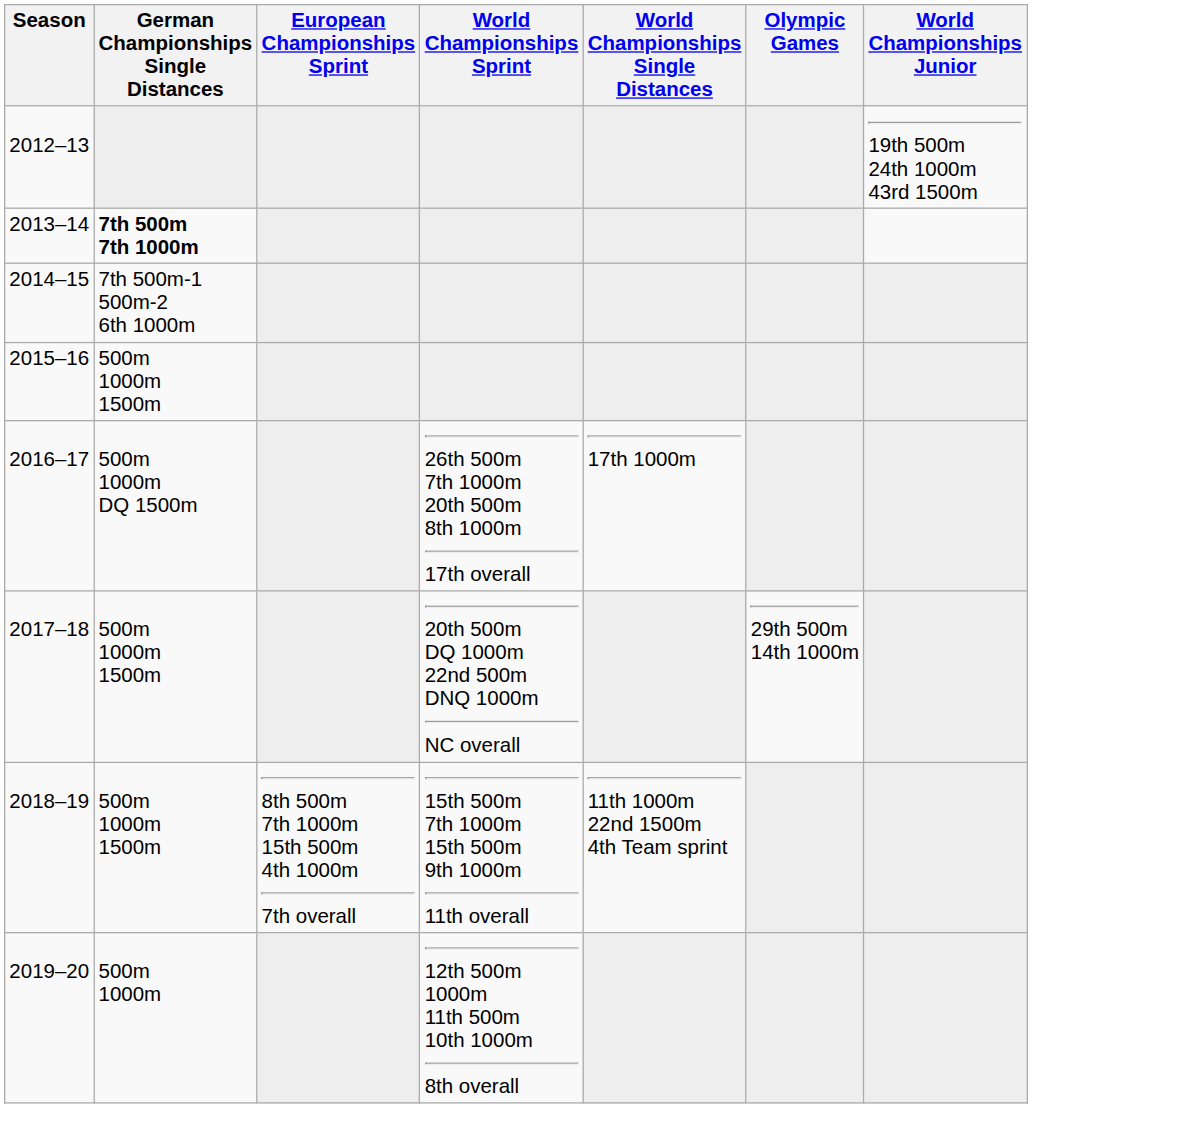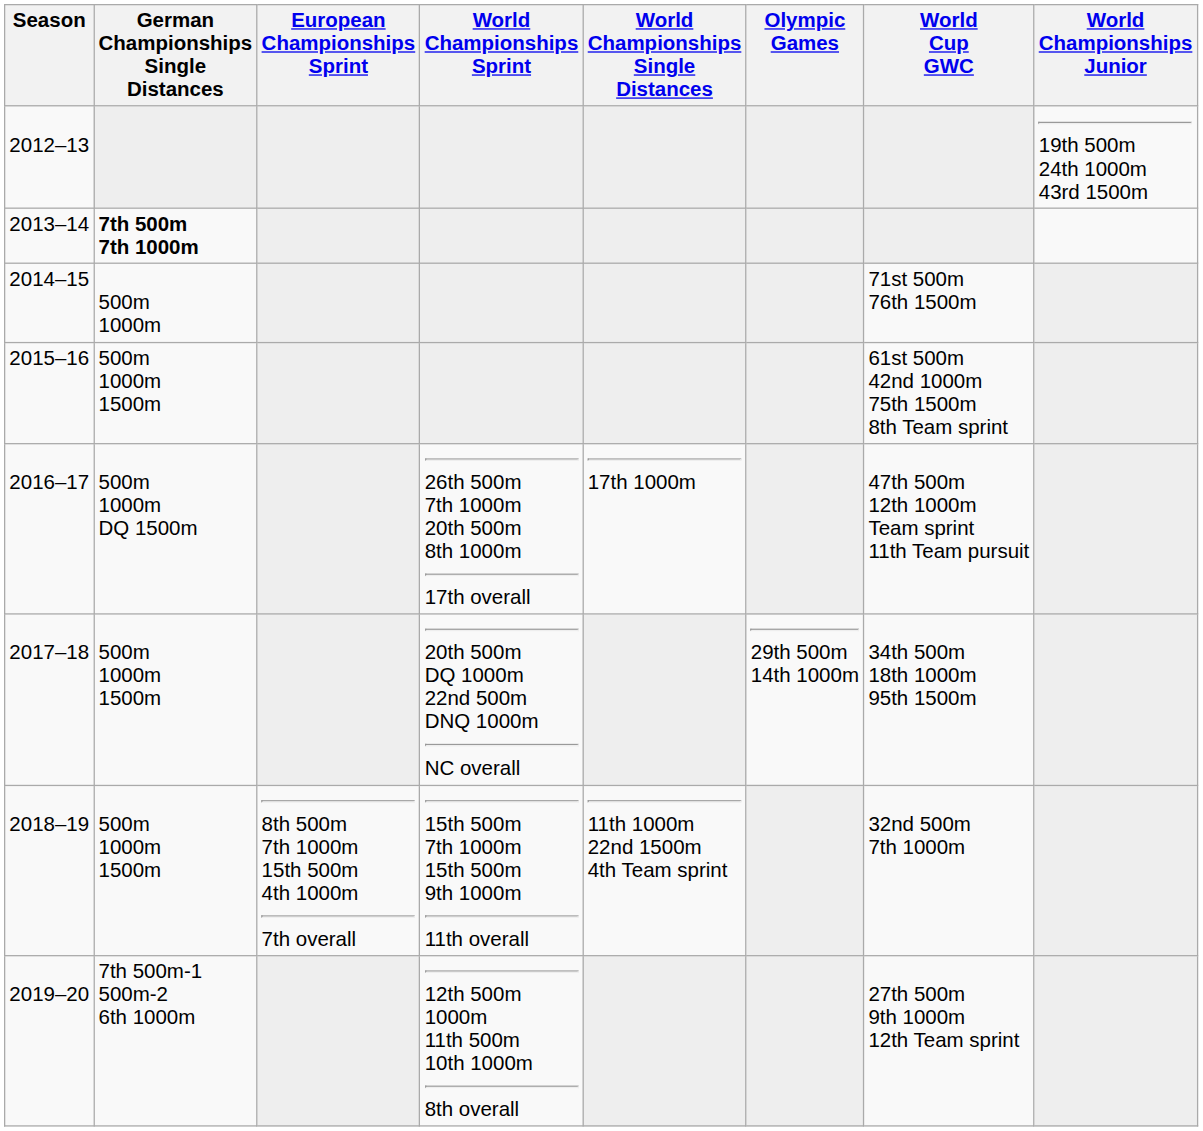+ column: (949, 43)
(150, 302) 7th 500m-1 500m-2 6th 1000m -> (130, 314) 500m 1000m
(130, 983) 500m 1000m -> (150, 994) 7th 500m-1 500m-2 6th 1000m
